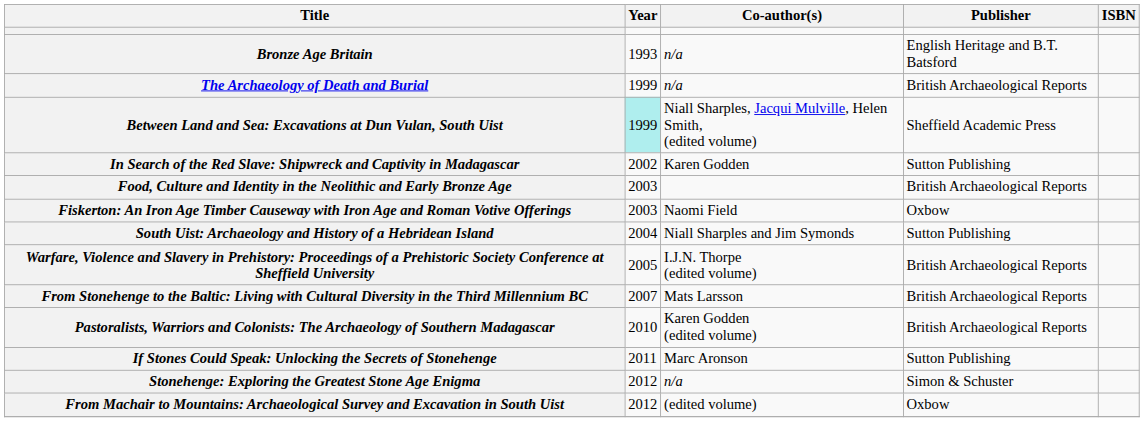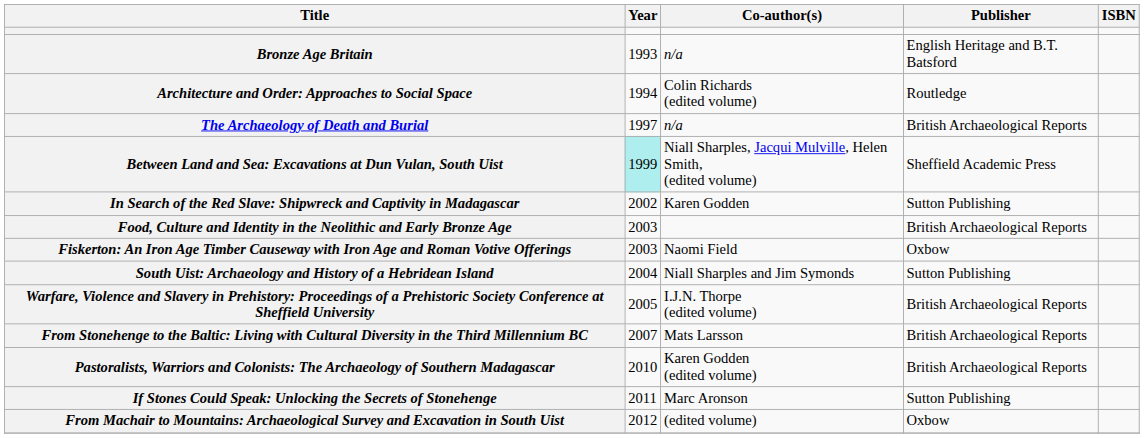+ row: (315, 93)
(643, 85) 1999 -> (643, 124) 1997
- row: (315, 381)
